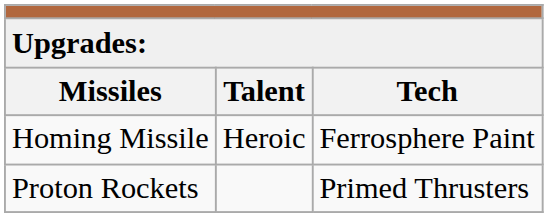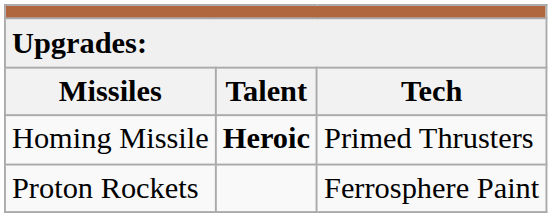(264, 139) normal -> (266, 139) bold
(427, 139) Ferrosphere Paint -> (429, 139) Primed Thrusters
(424, 187) Primed Thrusters -> (432, 187) Ferrosphere Paint
